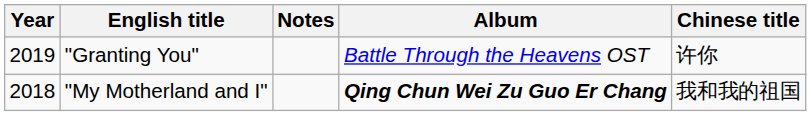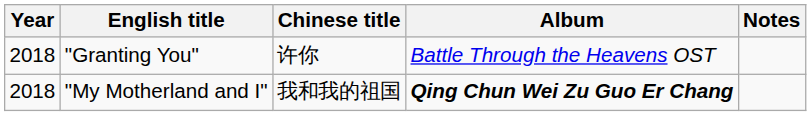columns swapped: (738, 20) <-> (306, 20)
(32, 55) 2019 -> (32, 55) 2018
